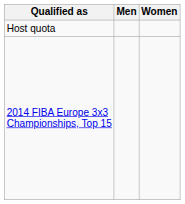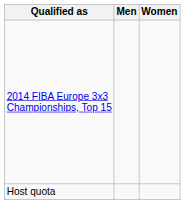rows swapped: (31, 28) <-> (59, 118)
